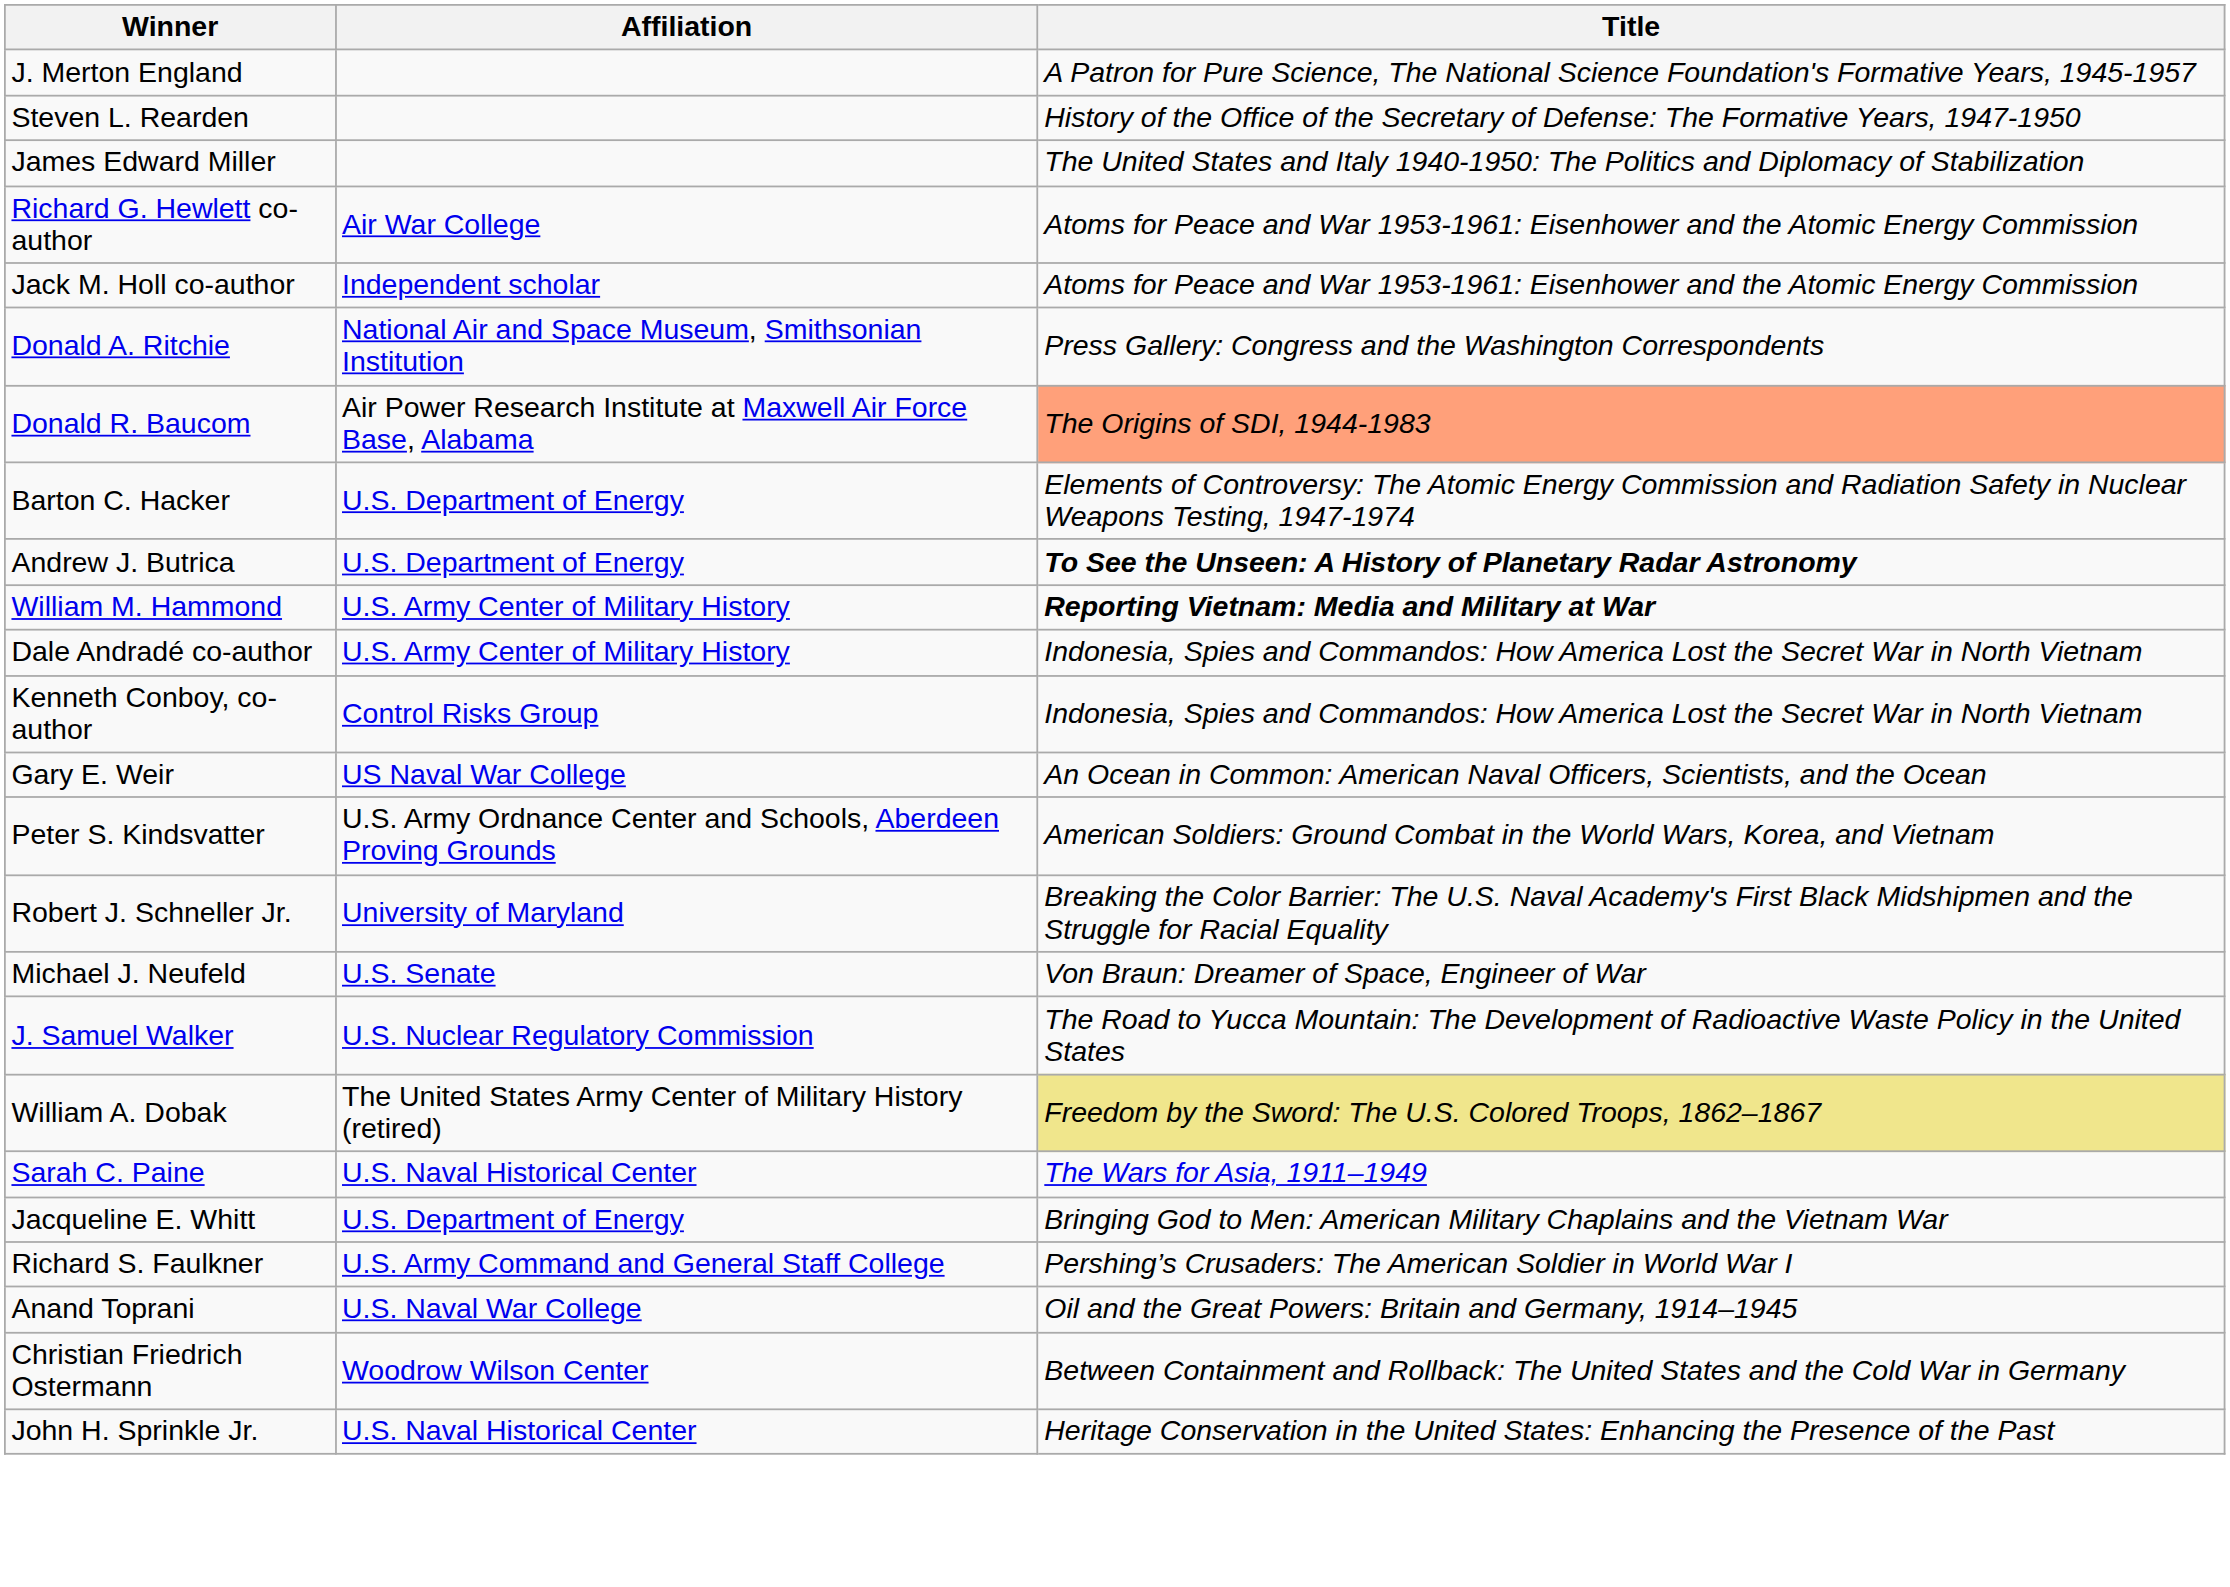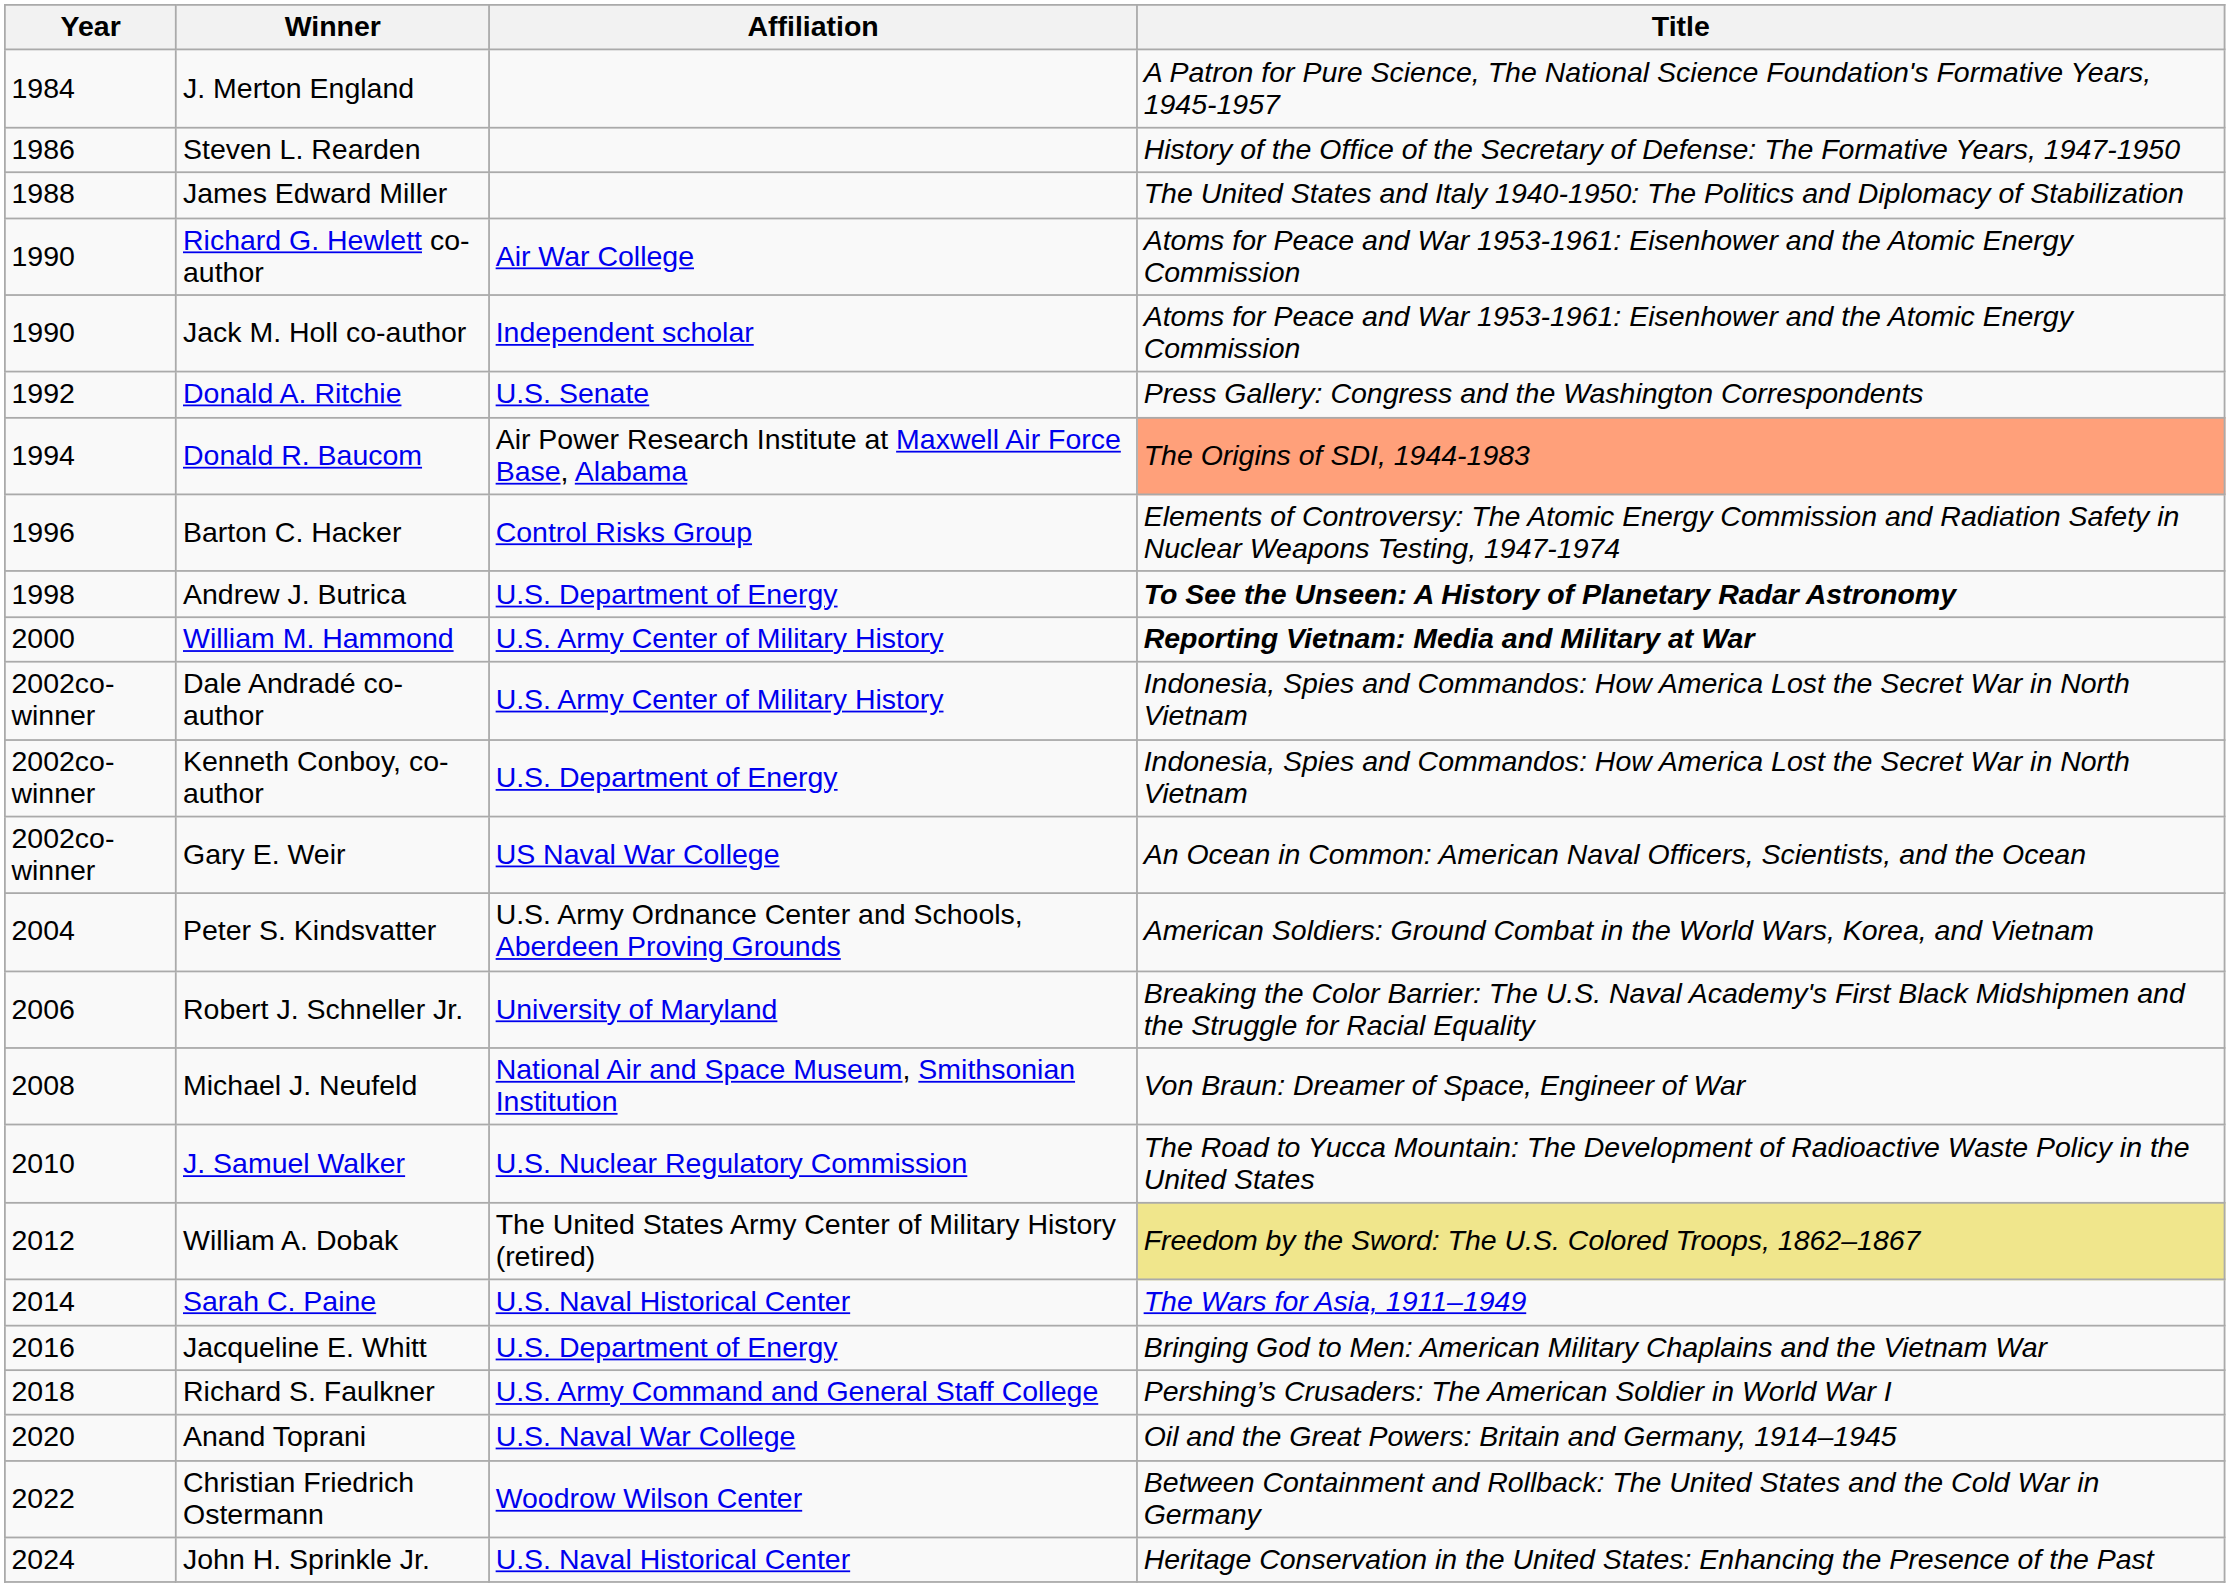+ column: (91, 27)
(632, 346) National Air and Space Museum, Smithsonian Institution -> (572, 394) U.S. Senate
(513, 500) U.S. Department of Energy -> (624, 532) Control Risks Group
(470, 713) Control Risks Group -> (667, 777) U.S. Department of Energy
(419, 974) U.S. Senate -> (785, 1086) National Air and Space Museum, Smithsonian Institution
